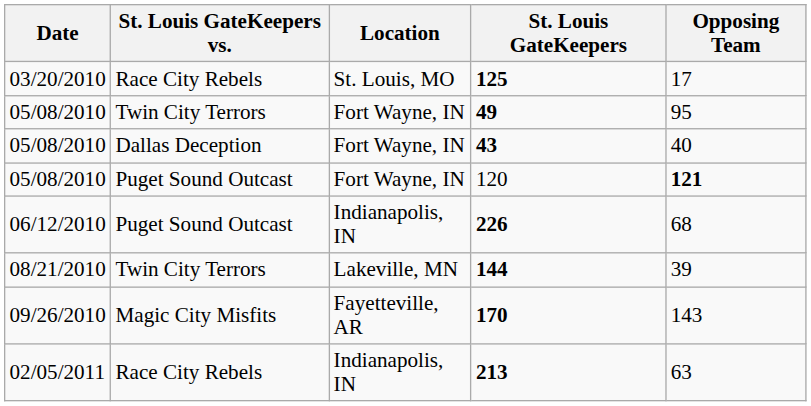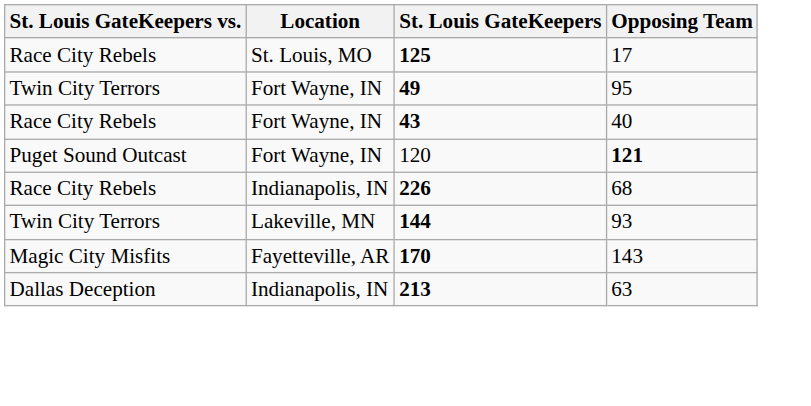- column: (58, 33)
(188, 145) Dallas Deception -> (83, 121) Race City Rebels
(204, 224) Puget Sound Outcast -> (83, 188) Race City Rebels
(681, 269) 39 -> (622, 222) 93
(189, 372) Race City Rebels -> (83, 289) Dallas Deception
